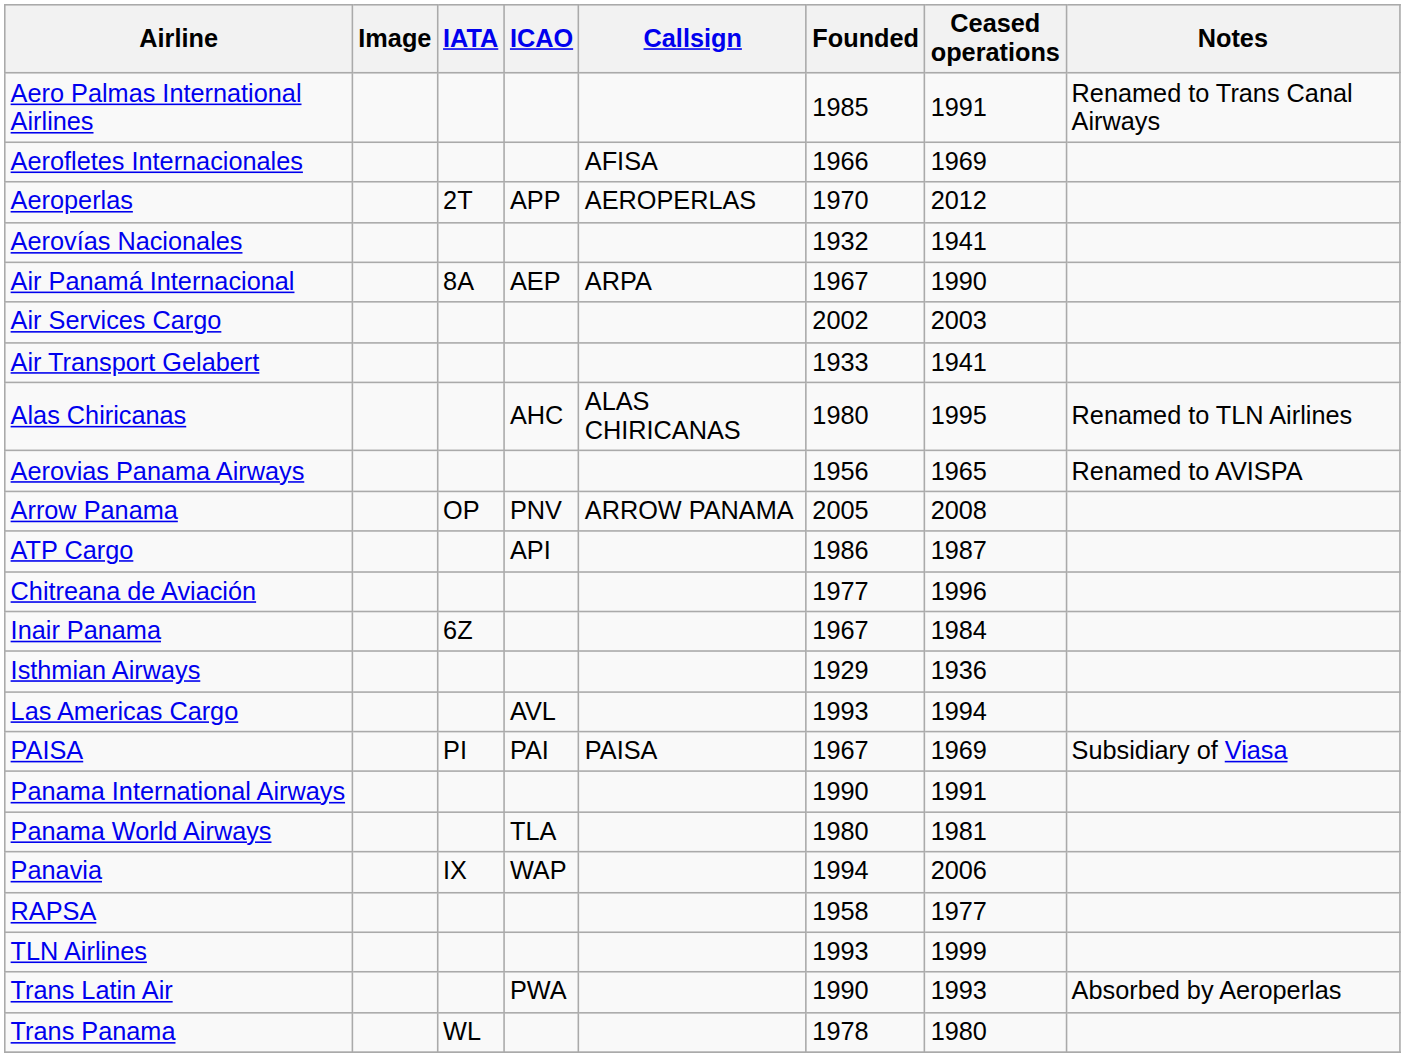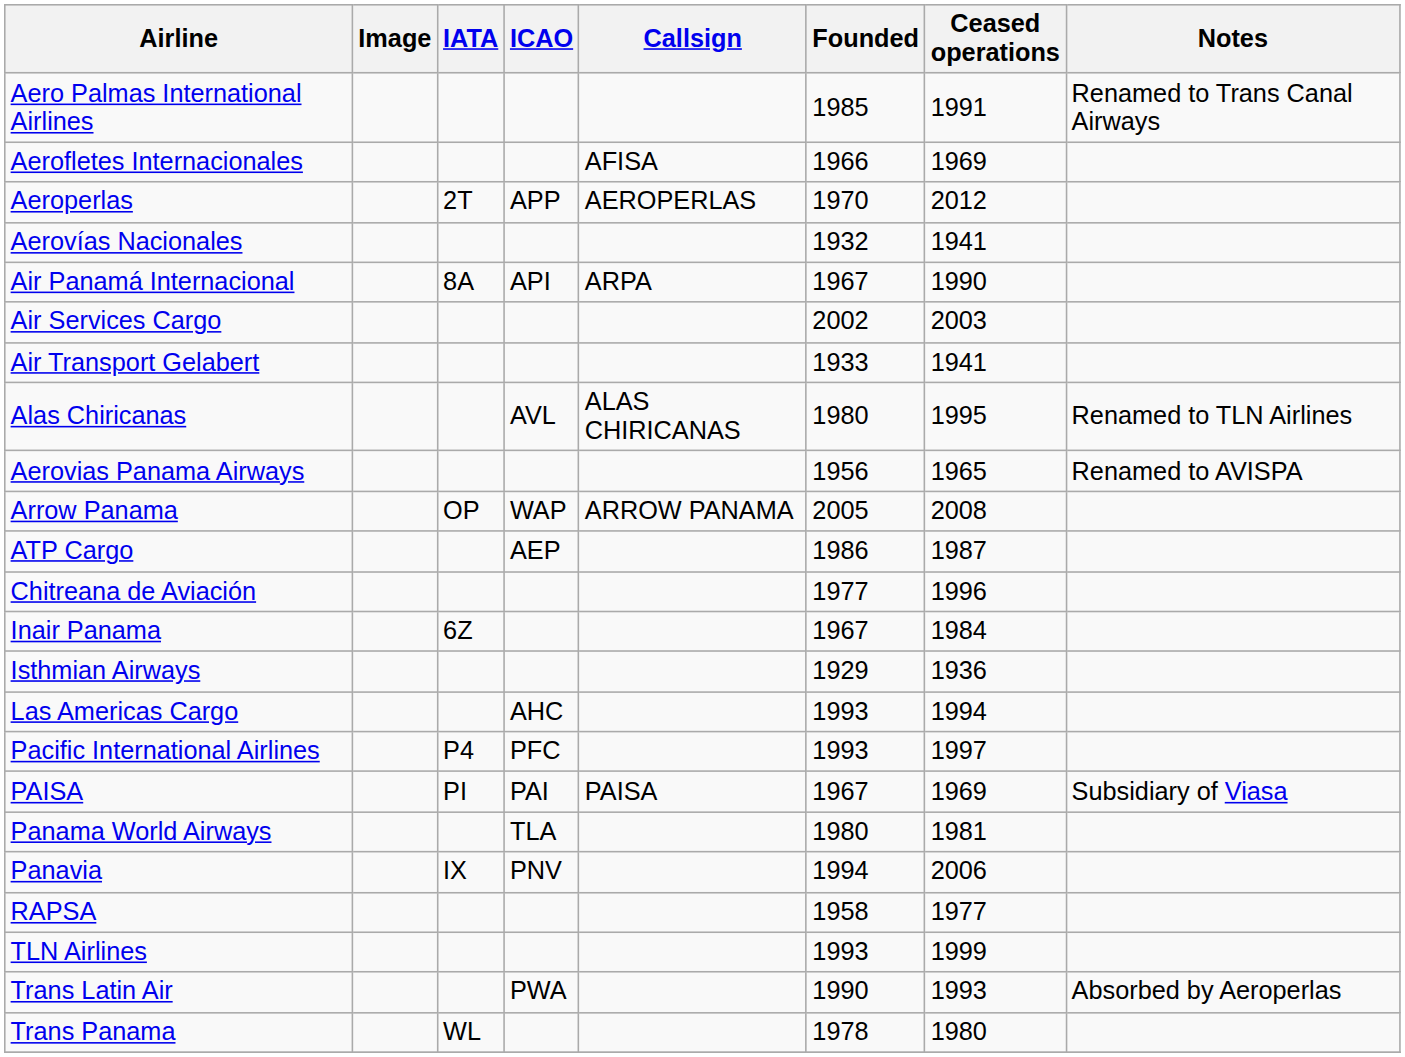(535, 281) AEP -> (530, 281) API
(537, 416) AHC -> (533, 416) AVL
(536, 510) PNV -> (538, 510) WAP
(530, 550) API -> (535, 550) AEP
(533, 711) AVL -> (537, 711) AHC
+ row: (165, 751)
- row: (178, 791)
(538, 871) WAP -> (536, 871) PNV
